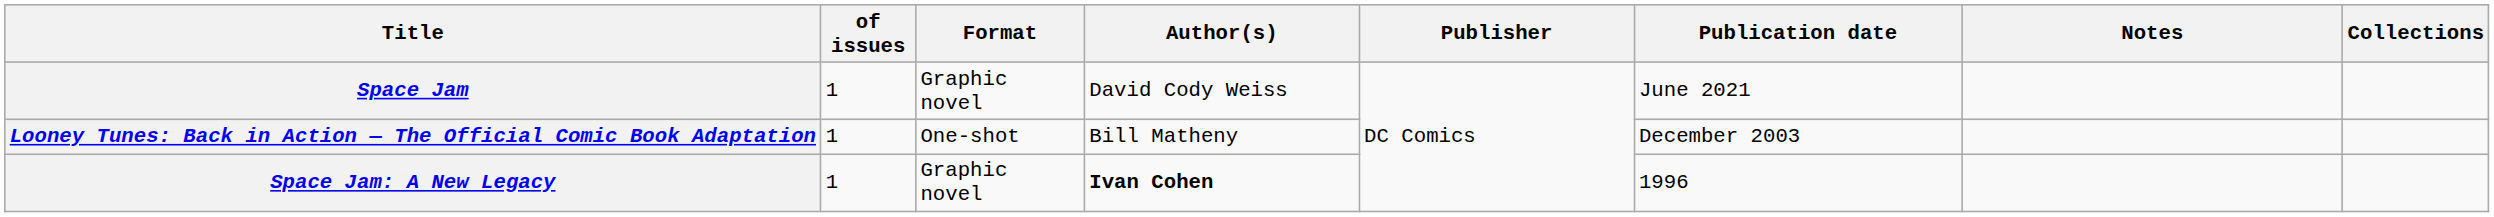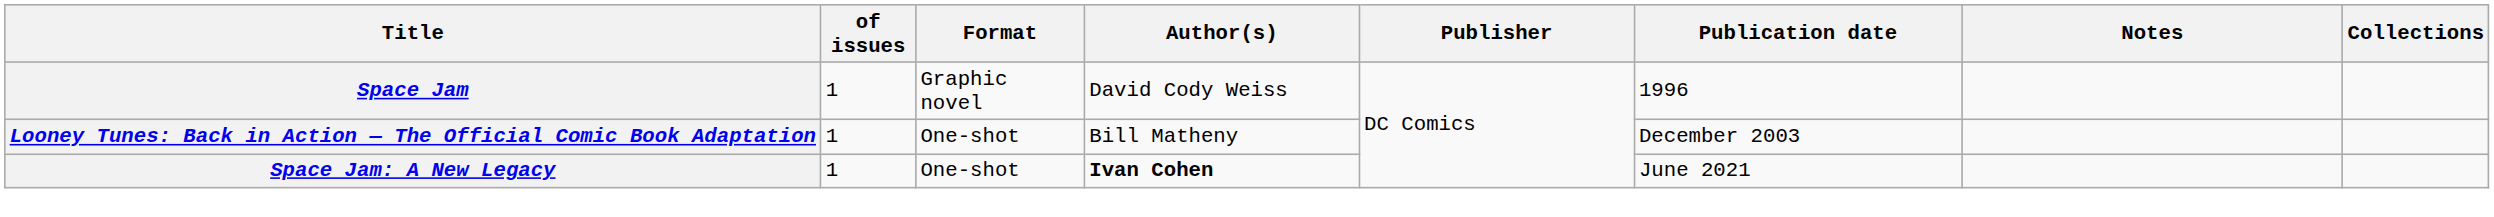(1695, 91) June 2021 -> (1664, 91) 1996
(964, 182) Graphic novel -> (970, 170) One-shot
(1664, 182) 1996 -> (1695, 170) June 2021
